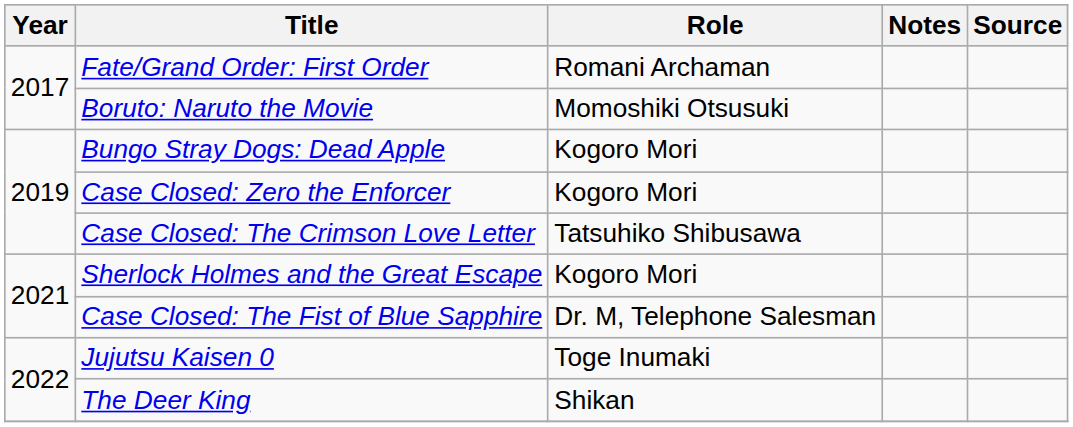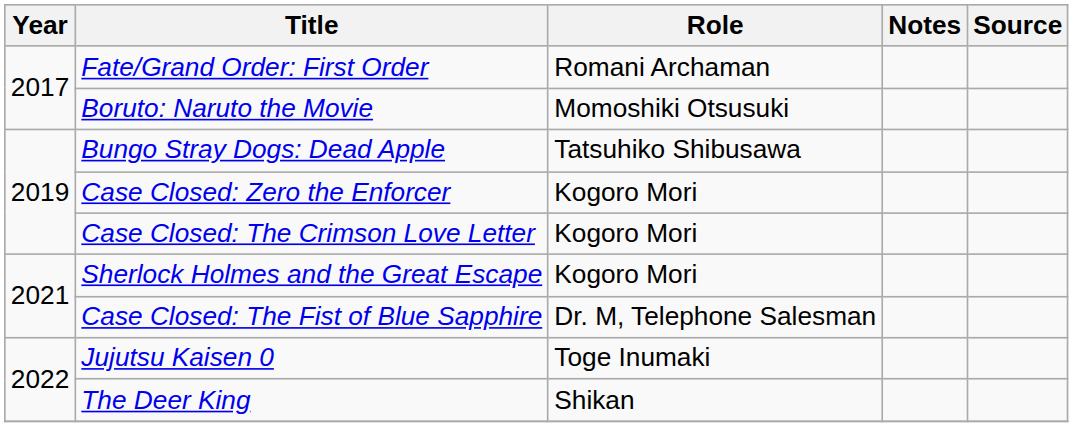(626, 150) Kogoro Mori -> (678, 150) Tatsuhiko Shibusawa
(678, 233) Tatsuhiko Shibusawa -> (626, 233) Kogoro Mori
